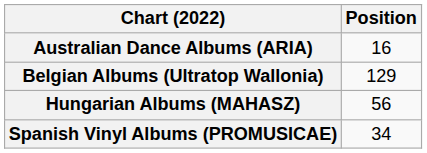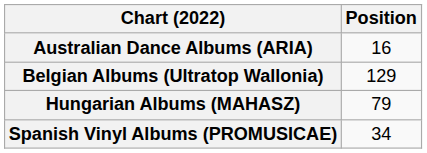(381, 104) 56 -> (381, 104) 79
